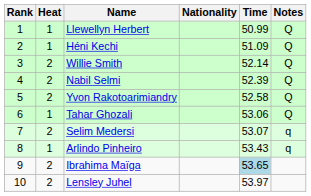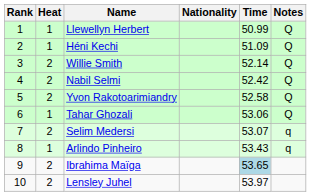(255, 81) 52.39 -> (255, 81) 52.42
